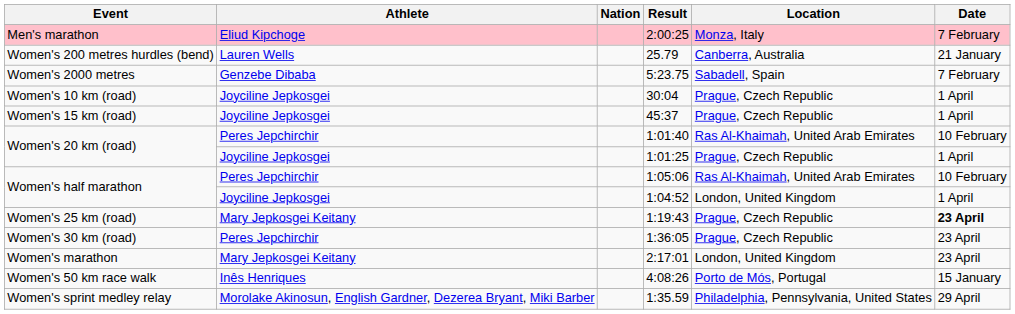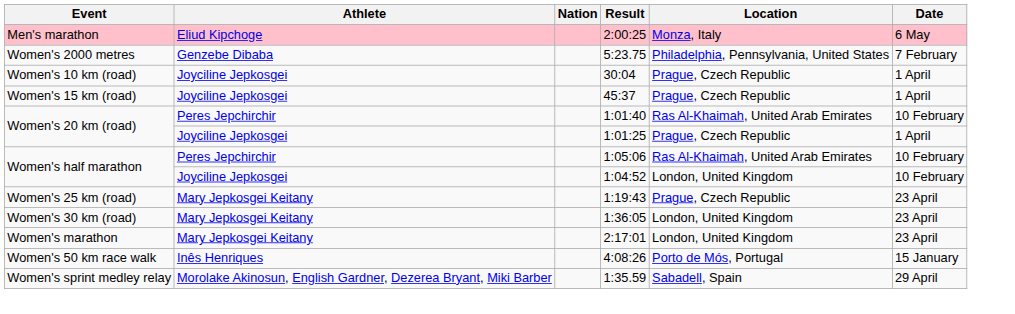(969, 34) 7 February -> (912, 34) 6 May
- row: (662, 55)
(740, 75) Sabadell, Spain -> (771, 55) Philadelphia, Pennsylvania, United States
(955, 197) 1 April -> (929, 177) 10 February
(961, 217) bold -> (916, 197) normal
(269, 237) Peres Jepchirchir -> (245, 217) Mary Jepkosgei Keitany
(764, 237) Prague, Czech Republic -> (723, 217) London, United Kingdom
(813, 298) Philadelphia, Pennsylvania, United States -> (697, 278) Sabadell, Spain
